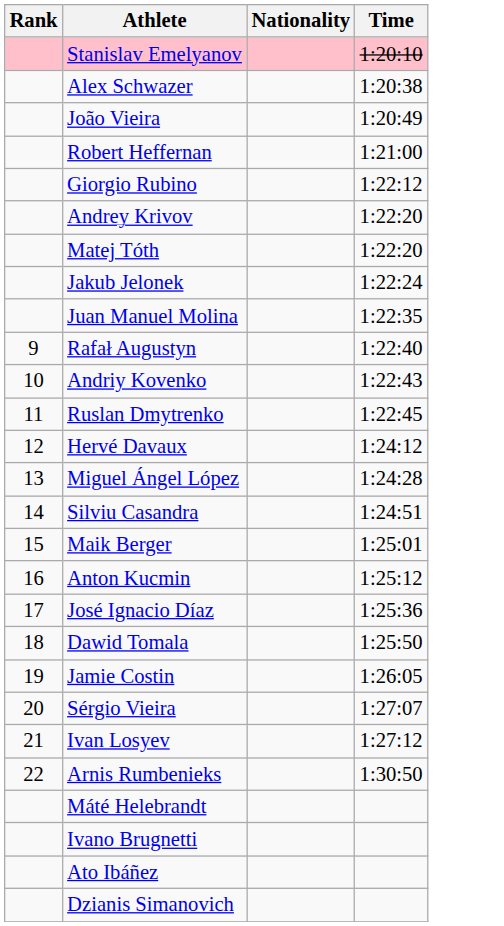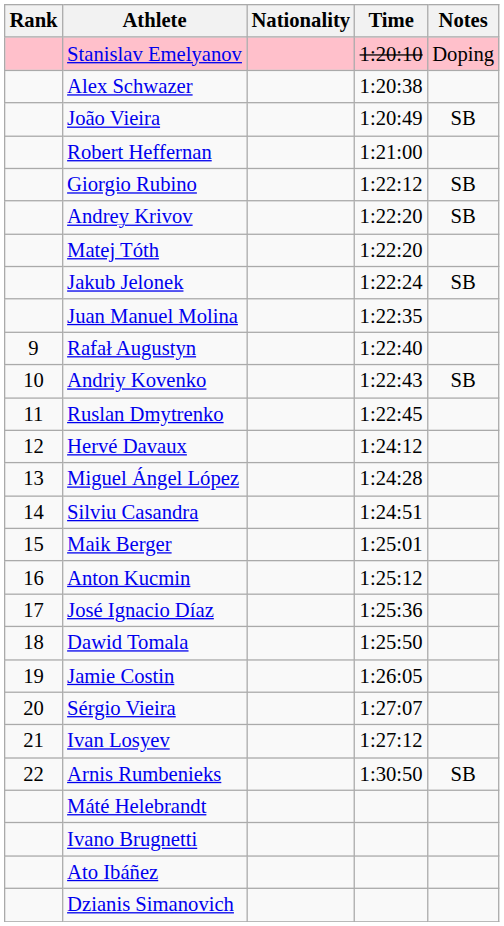+ column: (463, 20)
